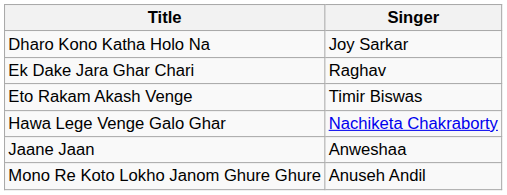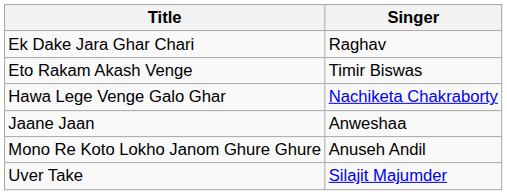- row: (109, 44)
+ row: (46, 176)
